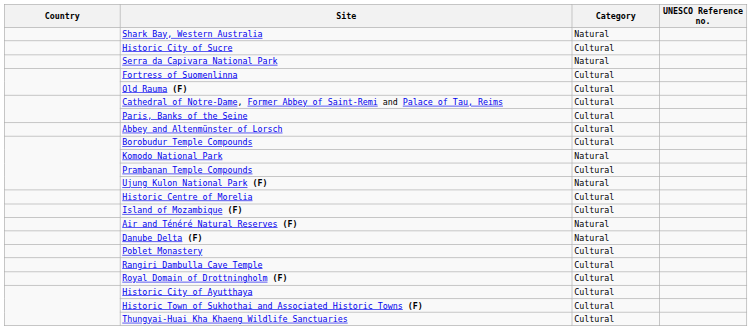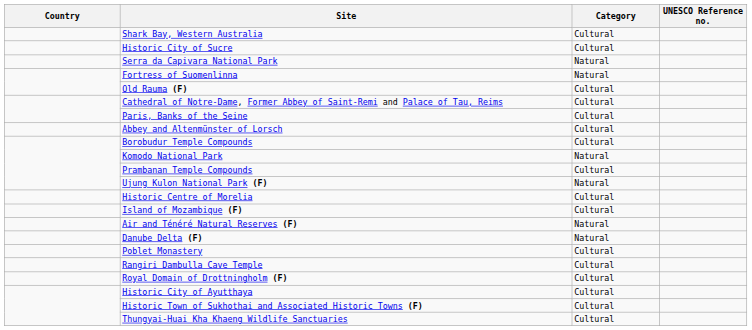(592, 34) Natural -> (594, 34) Cultural
(594, 75) Cultural -> (592, 75) Natural
